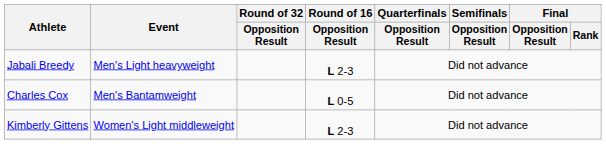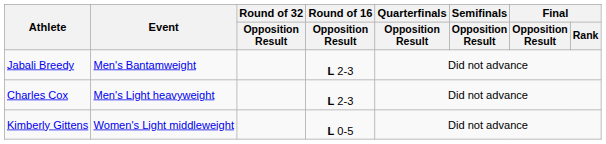(154, 65) Men's Light heavyweight -> (145, 65) Men's Bantamweight
(145, 95) Men's Bantamweight -> (154, 95) Men's Light heavyweight
(340, 101) L 0-5 -> (340, 101) L 2-3
(340, 131) L 2-3 -> (340, 131) L 0-5
